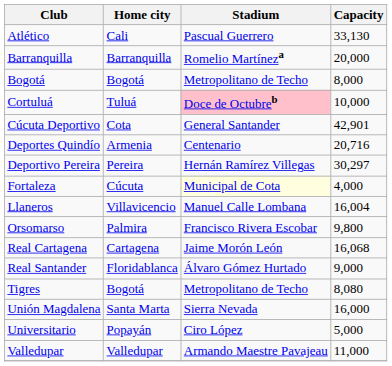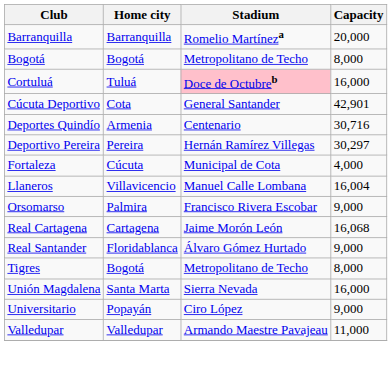- row: (28, 35)
(352, 102) 10,000 -> (352, 81) 16,000
(352, 145) 20,716 -> (352, 124) 30,716
(232, 186) lightyellow background -> (232, 165) no background
(348, 227) 9,800 -> (348, 206) 9,000
(348, 288) 8,080 -> (348, 268) 8,000
(348, 330) 5,000 -> (348, 309) 9,000
